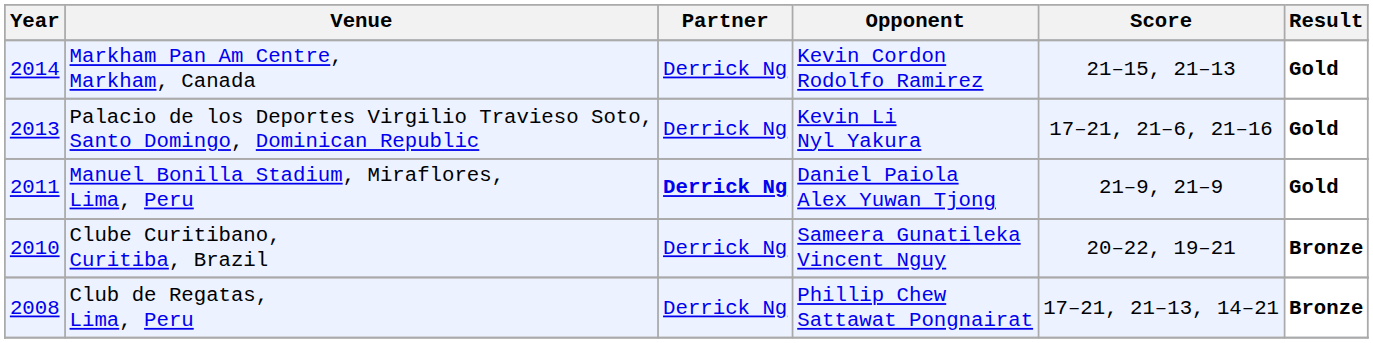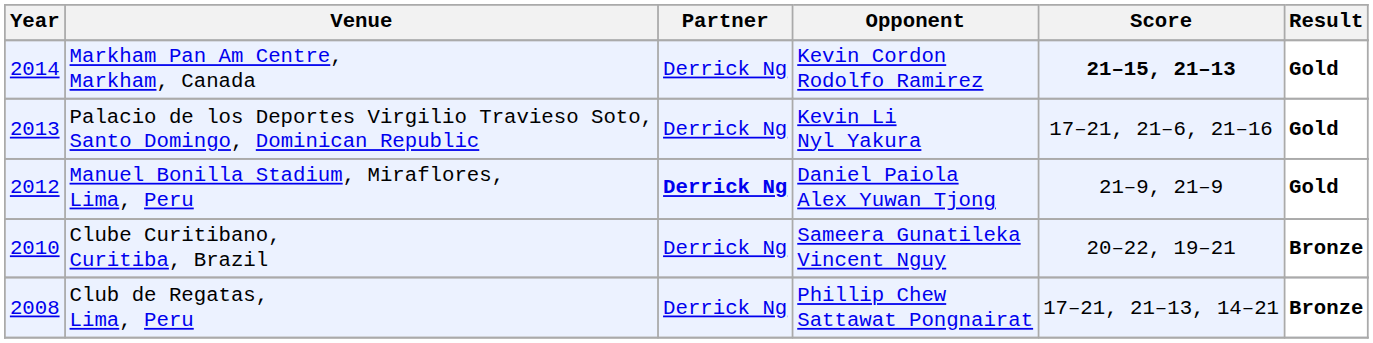(1161, 69) normal -> (1161, 69) bold
(35, 188) 2011 -> (35, 188) 2012
